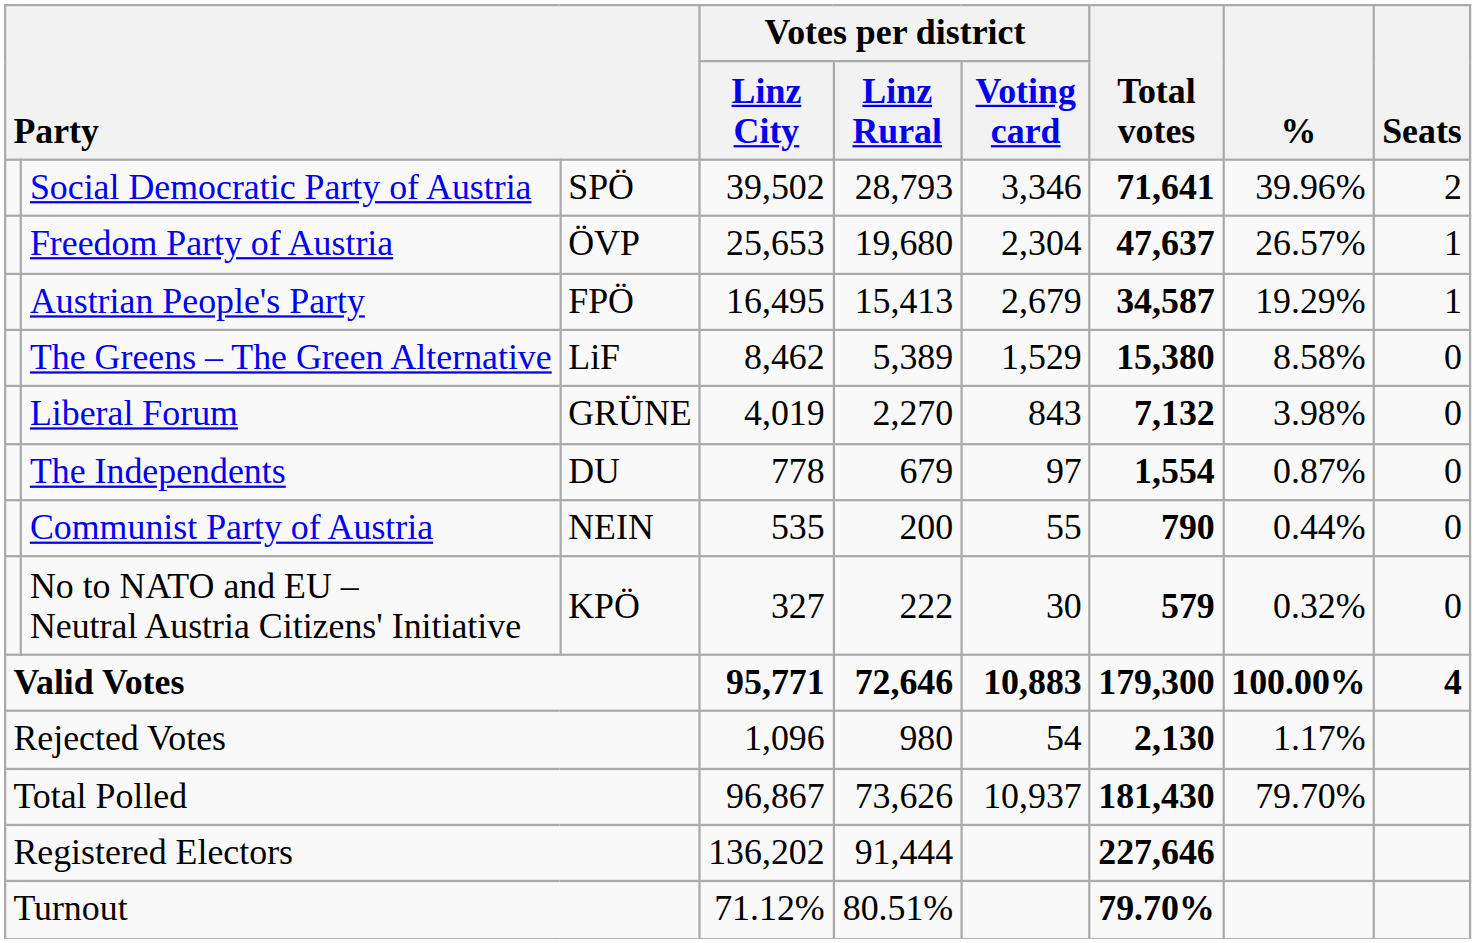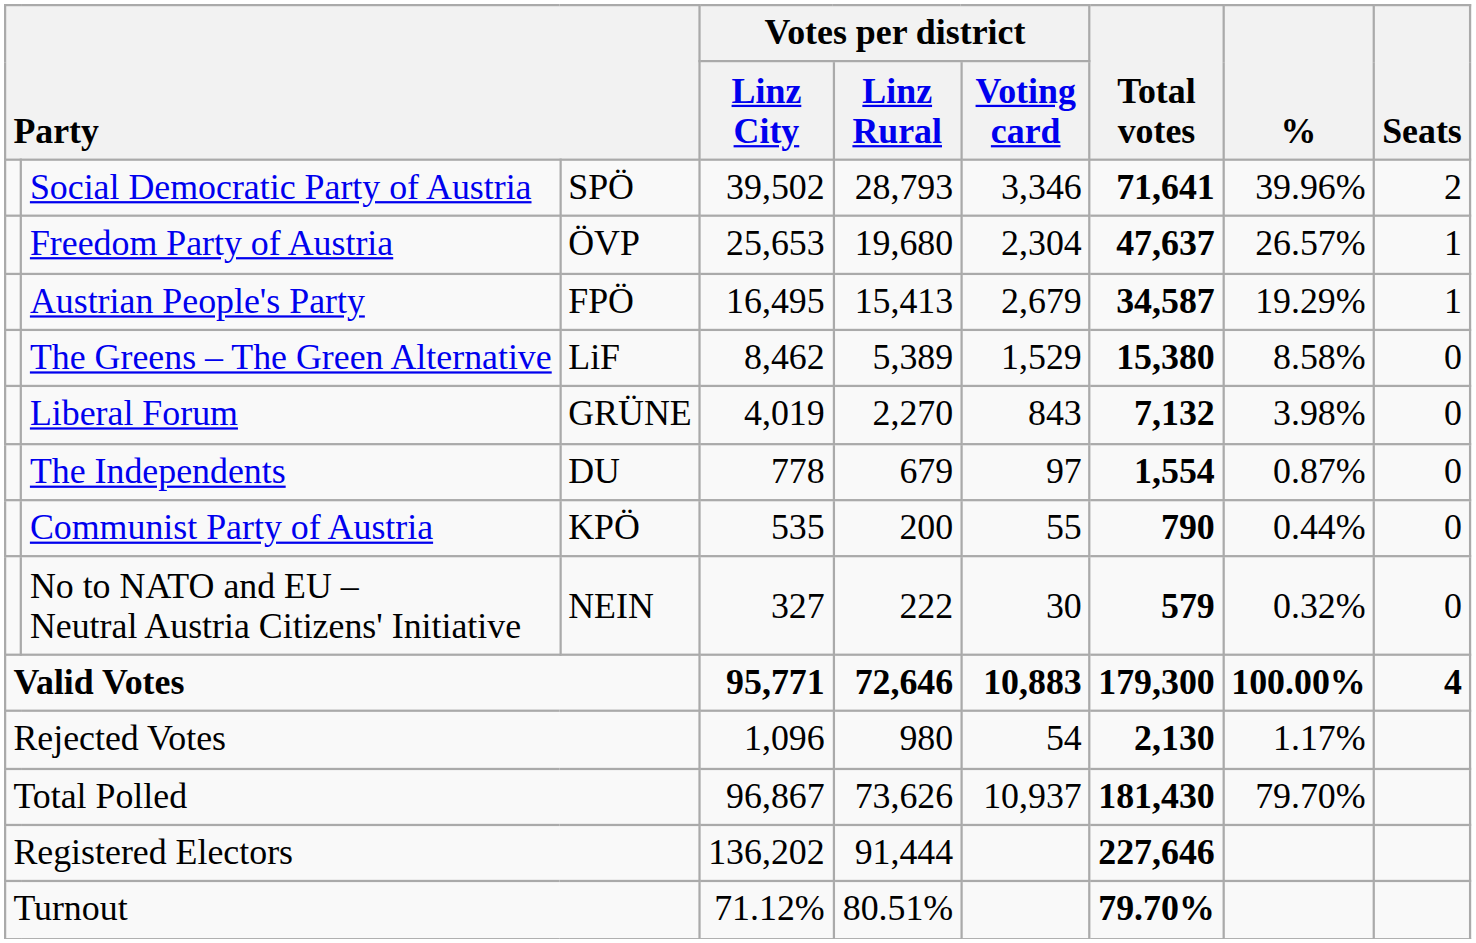(611, 527) NEIN -> (604, 527) KPÖ
(604, 604) KPÖ -> (611, 604) NEIN
